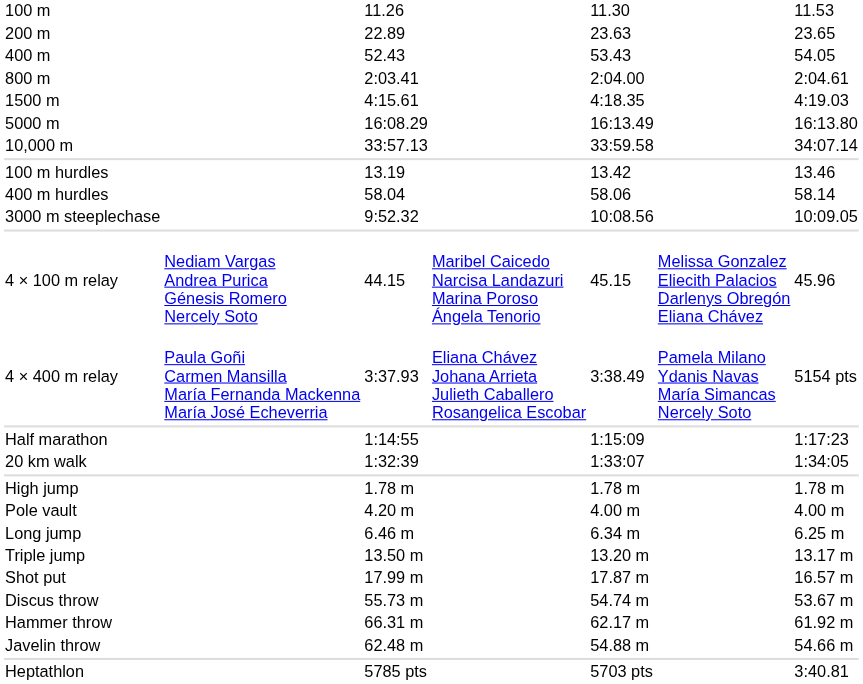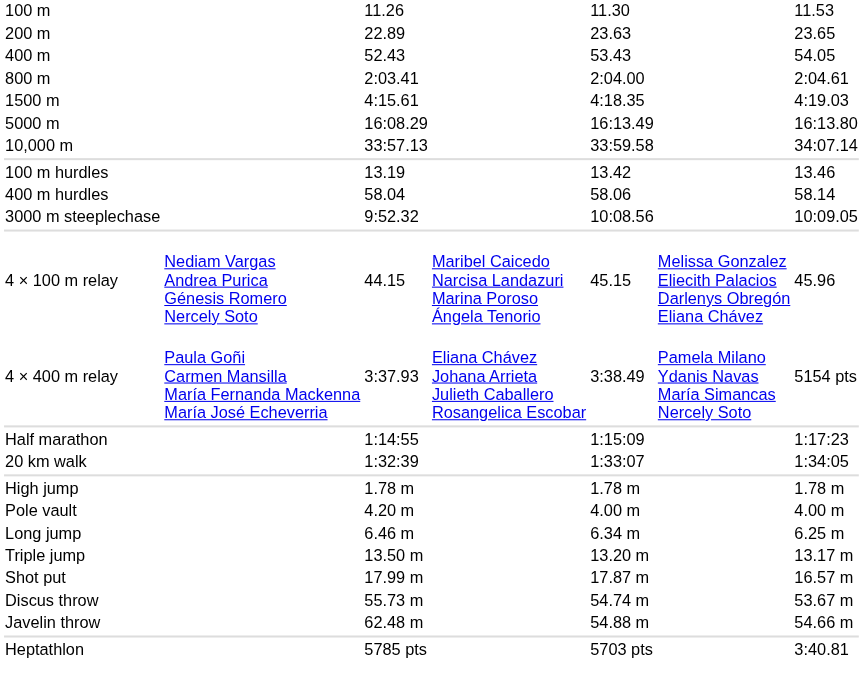- row: (59, 623)
